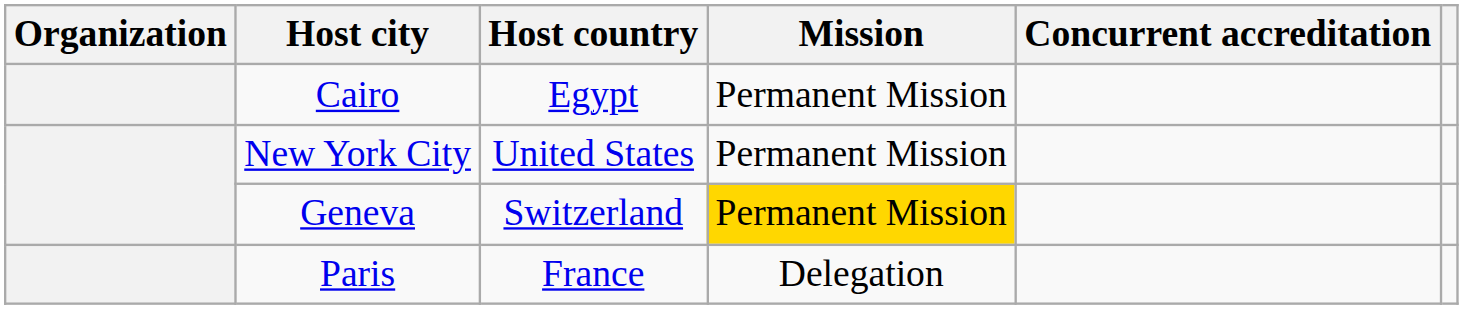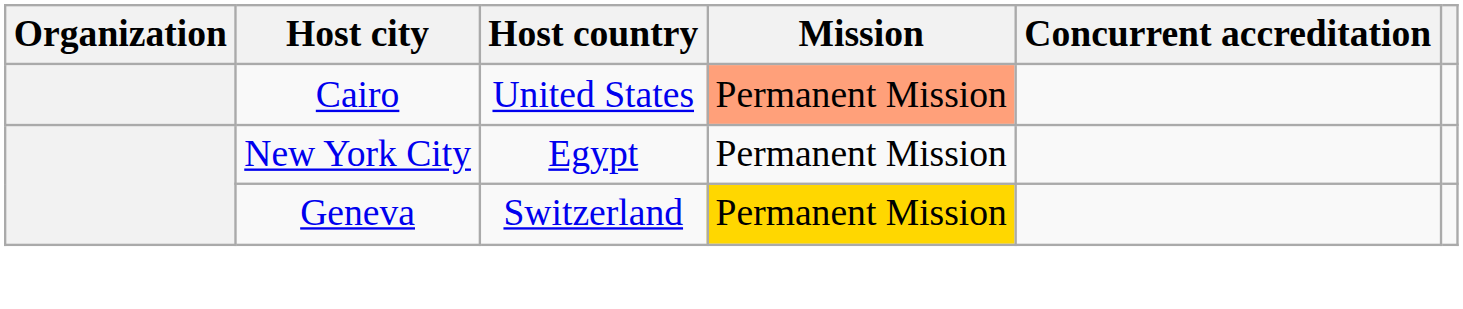(593, 93) Egypt -> (593, 93) United States
(861, 93) no background -> (861, 93) lightsalmon background
(593, 153) United States -> (593, 153) Egypt
- row: (358, 272)
